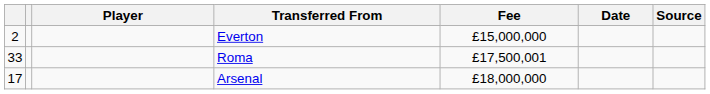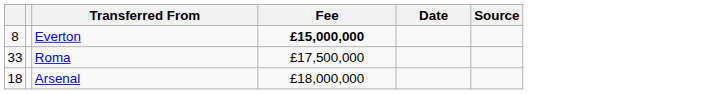- column: (123, 15)
(15, 36) 2 -> (15, 36) 8
(509, 36) normal -> (327, 36) bold
(509, 58) £17,500,001 -> (327, 58) £17,500,000
(15, 79) 17 -> (15, 79) 18
